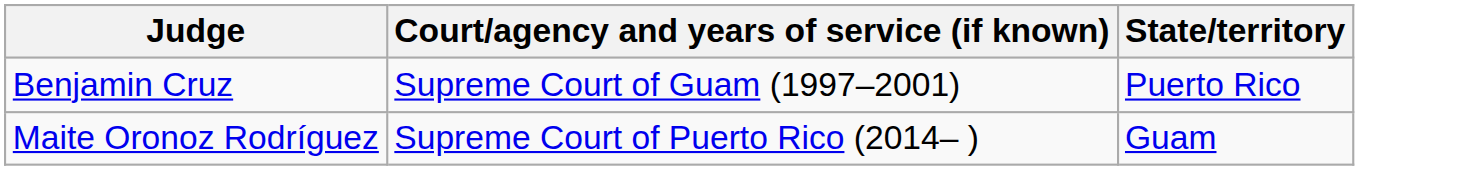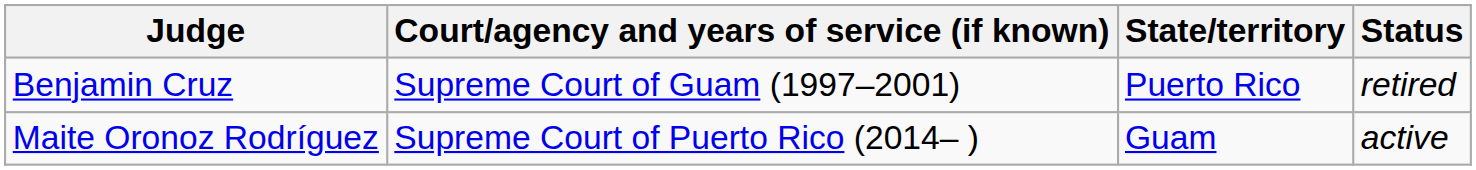+ column: (1412, 31)
